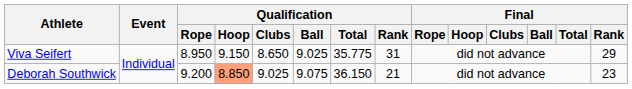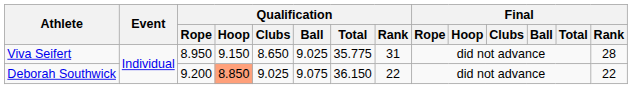(609, 54) 29 -> (609, 54) 28
(393, 74) 21 -> (393, 74) 22
(609, 74) 23 -> (609, 74) 22
